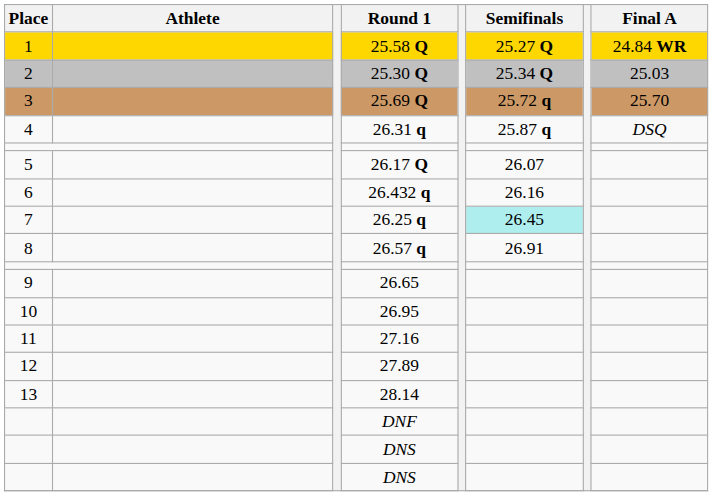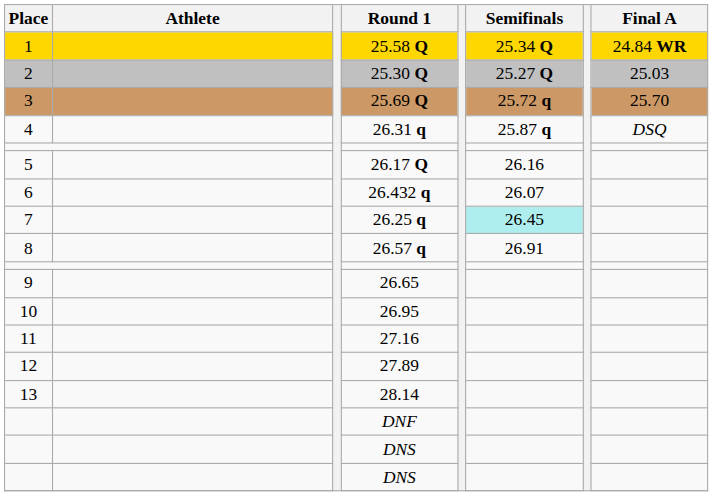(524, 45) 25.27 Q -> (524, 45) 25.34 Q
(524, 73) 25.34 Q -> (524, 73) 25.27 Q
(524, 164) 26.07 -> (524, 164) 26.16
(524, 192) 26.16 -> (524, 192) 26.07
